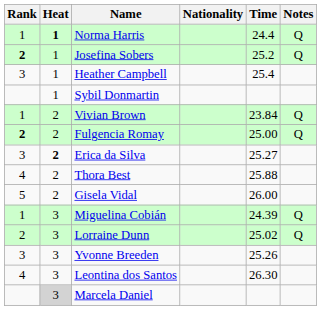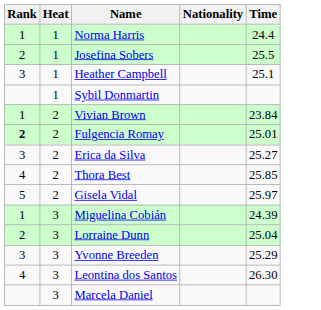- column: (298, 14)
(56, 34) bold -> (56, 34) normal
(22, 54) bold -> (22, 54) normal
(263, 54) 25.2 -> (263, 54) 25.5
(263, 74) 25.4 -> (263, 74) 25.1
(263, 134) 25.00 -> (263, 134) 25.01
(56, 154) bold -> (56, 154) normal
(263, 174) 25.88 -> (263, 174) 25.85
(263, 194) 26.00 -> (263, 194) 25.97
(263, 235) 25.02 -> (263, 235) 25.04
(263, 255) 25.26 -> (263, 255) 25.29
(56, 295) lightgrey background -> (56, 295) no background
